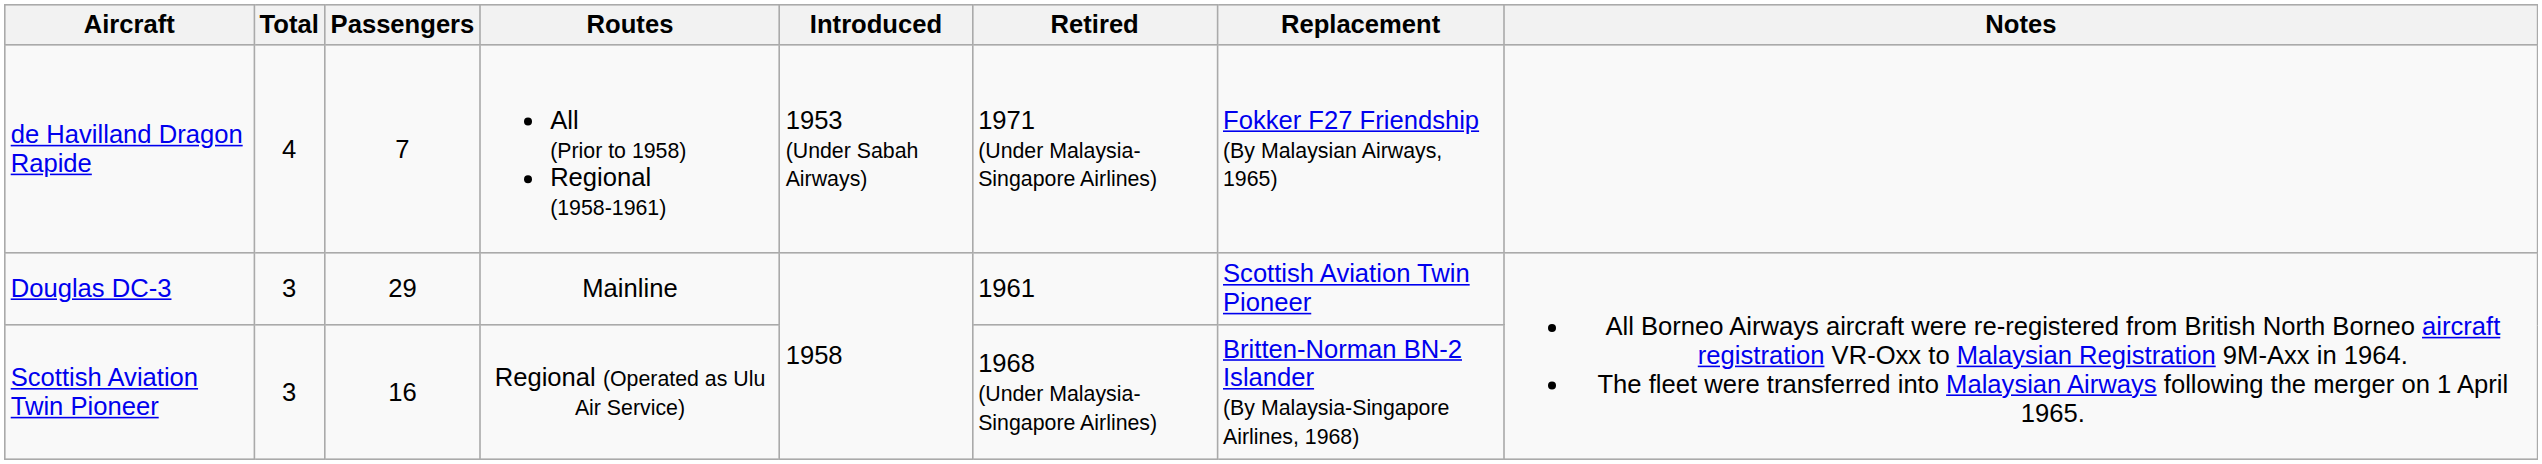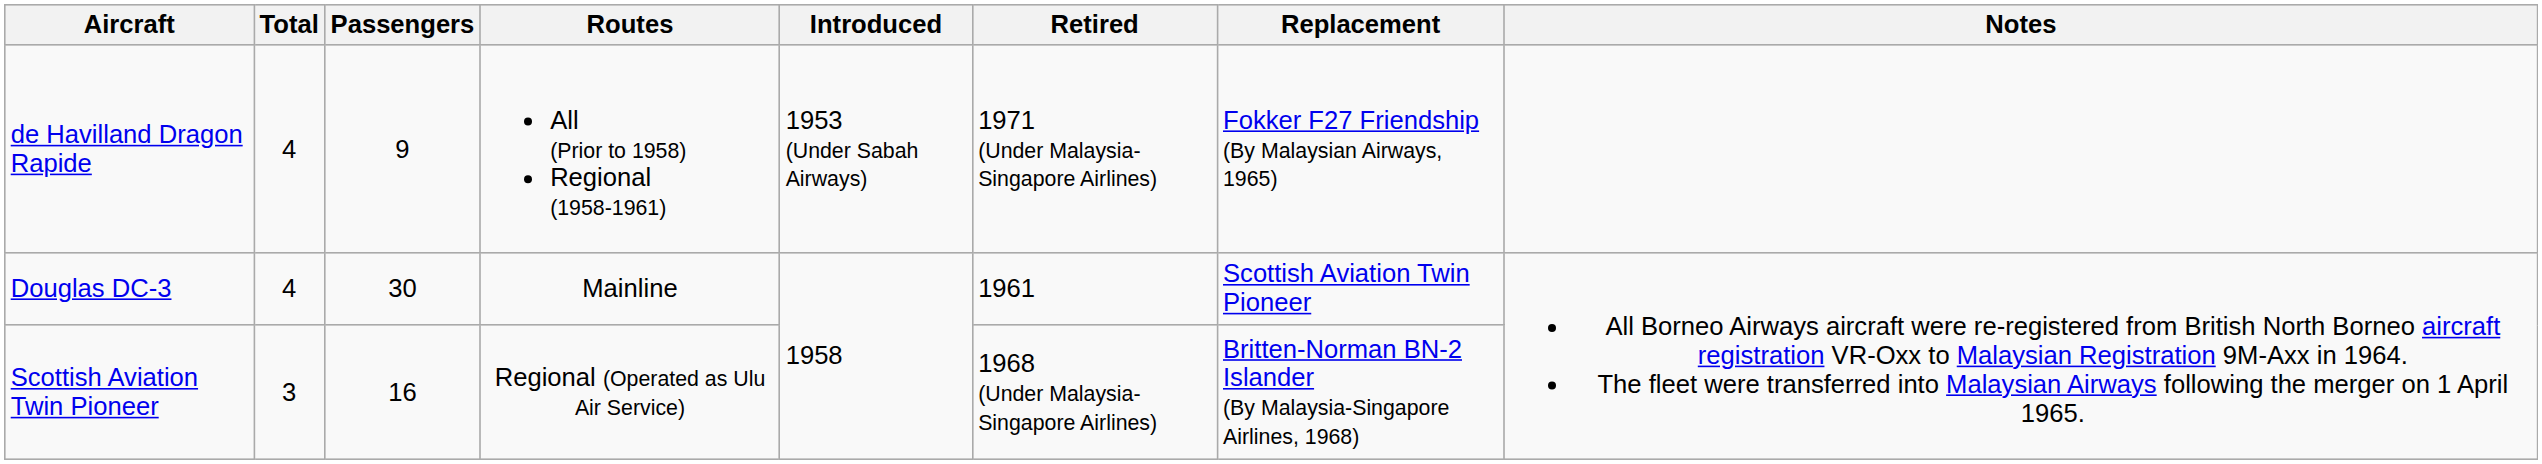(402, 148) 7 -> (402, 148) 9
(289, 288) 3 -> (289, 288) 4
(402, 288) 29 -> (402, 288) 30
